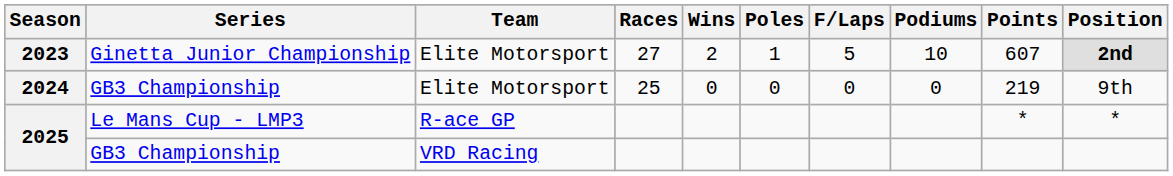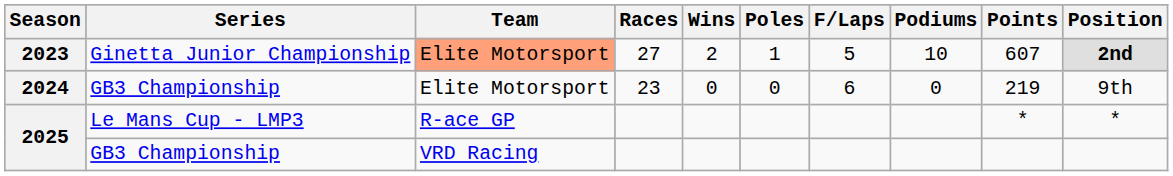(515, 54) no background -> (515, 54) lightsalmon background
(649, 88) 25 -> (649, 88) 23
(849, 88) 0 -> (849, 88) 6
